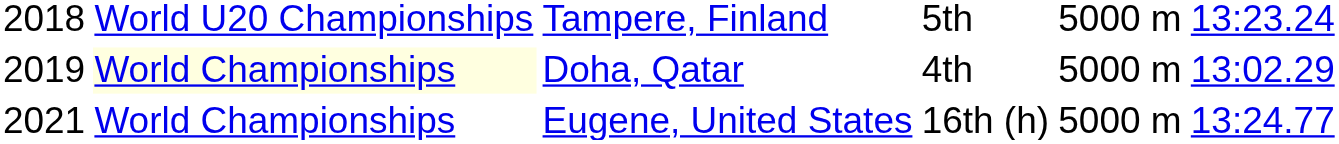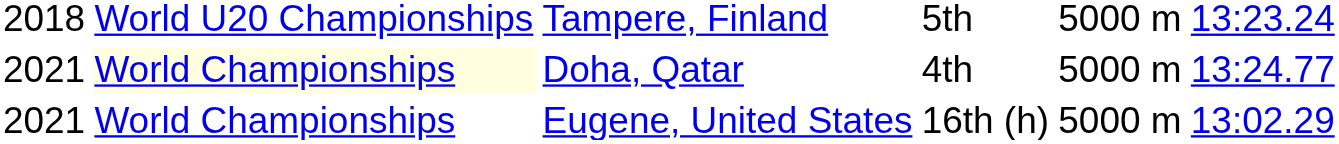(44, 69) 2019 -> (44, 69) 2021
(1263, 69) 13:02.29 -> (1263, 69) 13:24.77
(1263, 120) 13:24.77 -> (1263, 120) 13:02.29
